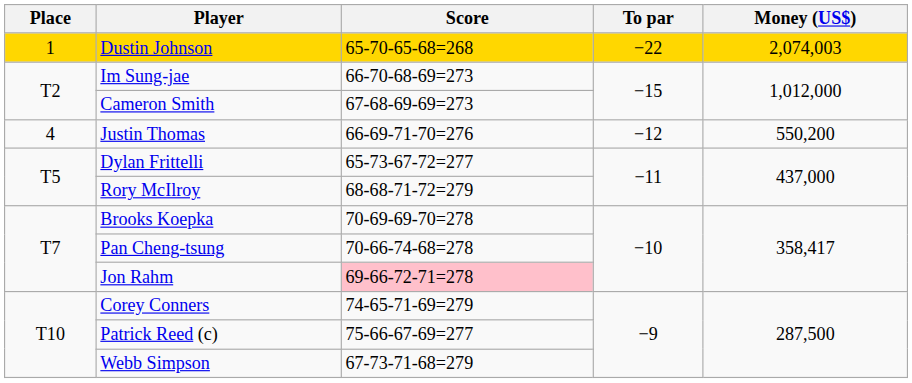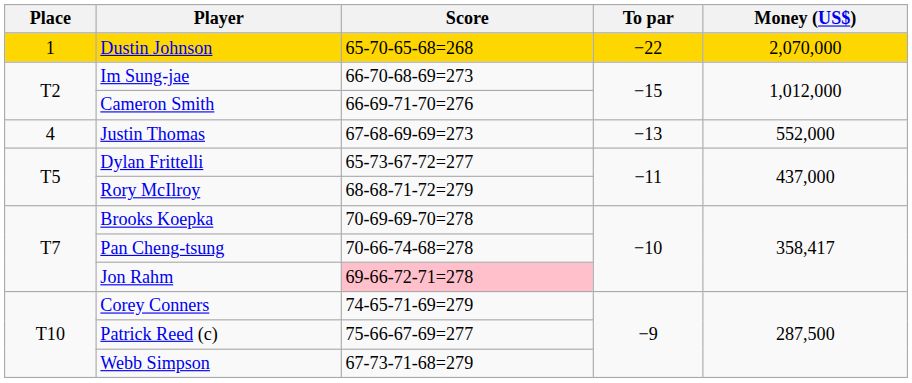(805, 47) 2,074,003 -> (805, 47) 2,070,000
(409, 104) 67-68-69-69=273 -> (409, 104) 66-69-71-70=276
(409, 133) 66-69-71-70=276 -> (409, 133) 67-68-69-69=273
(648, 133) −12 -> (648, 133) −13
(805, 133) 550,200 -> (805, 133) 552,000
